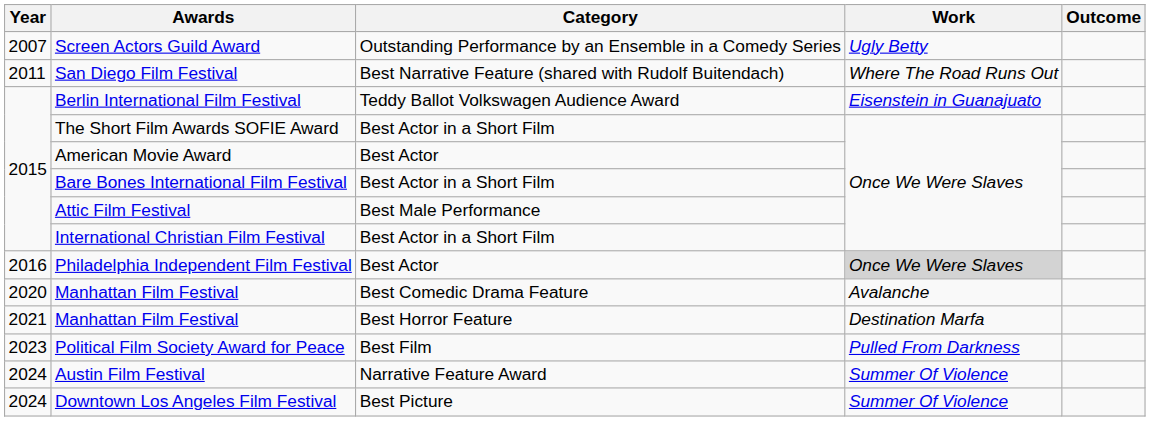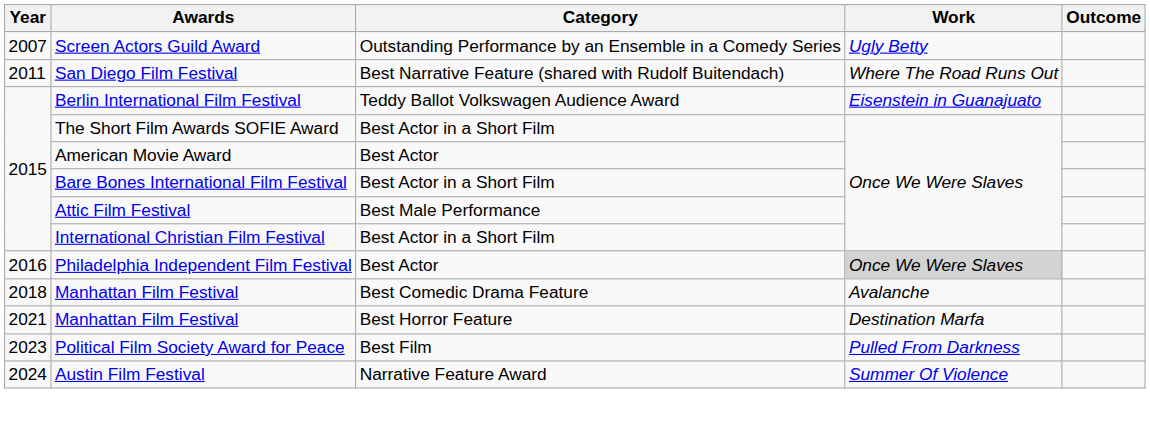(28, 292) 2020 -> (28, 292) 2018
- row: (196, 401)
